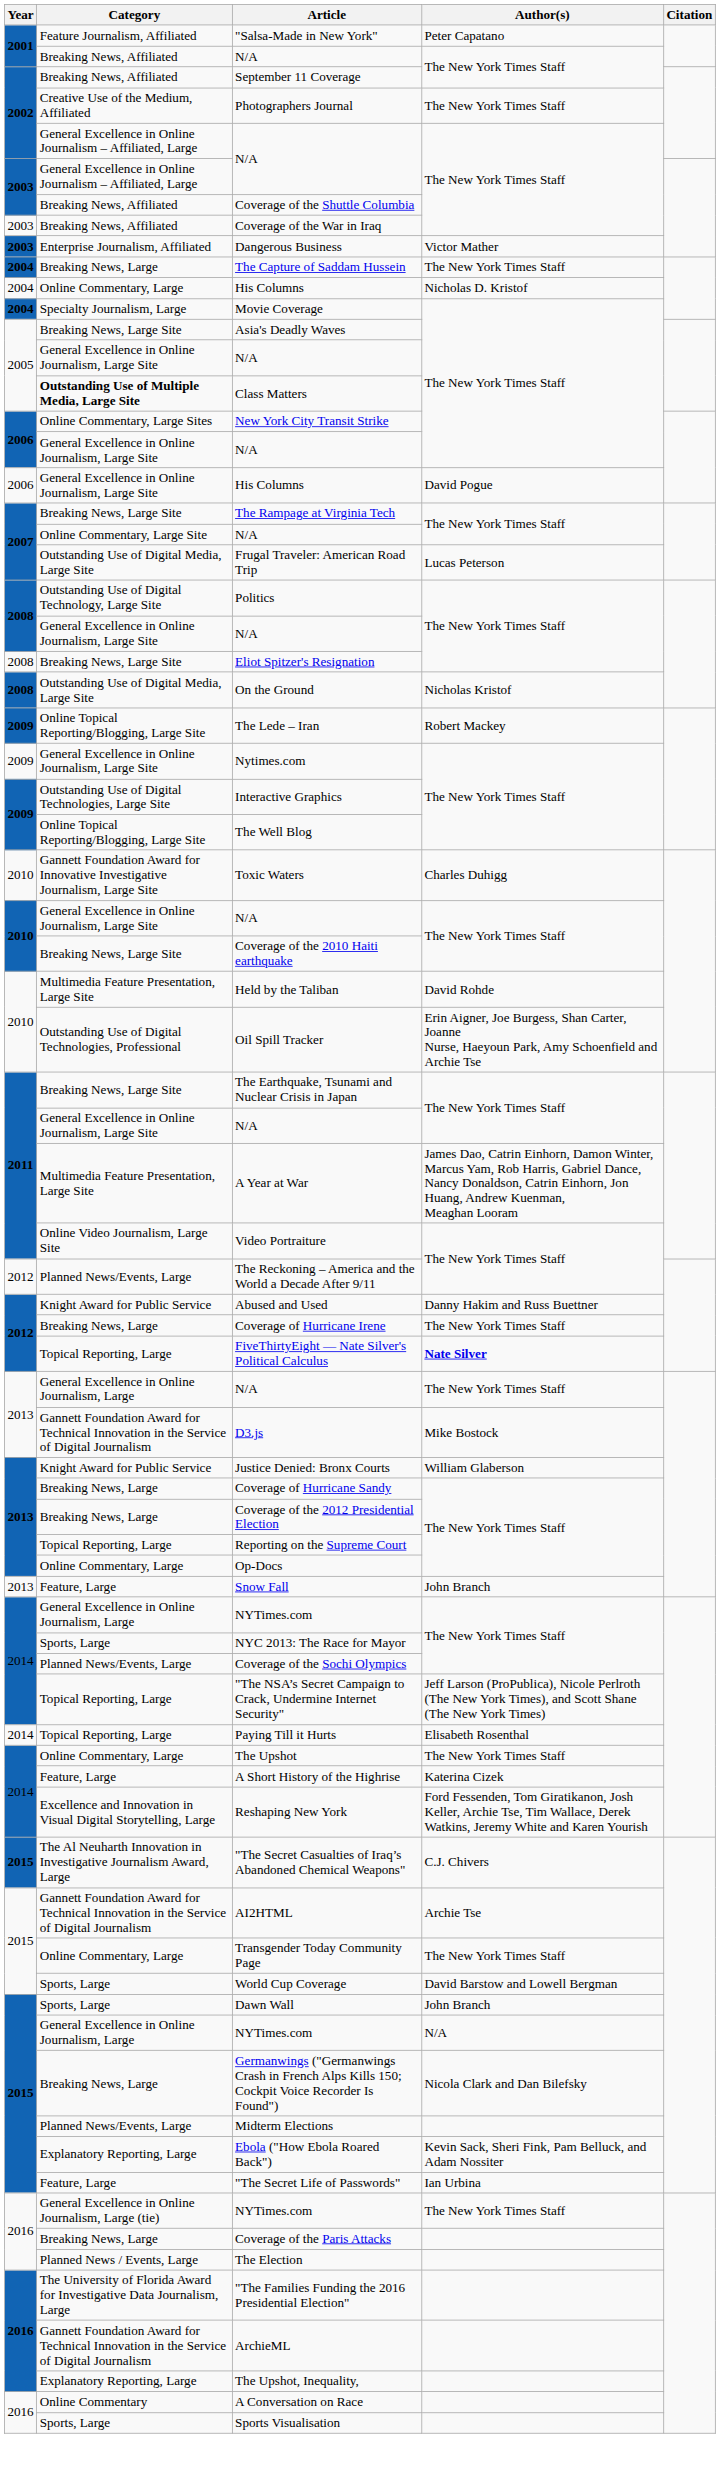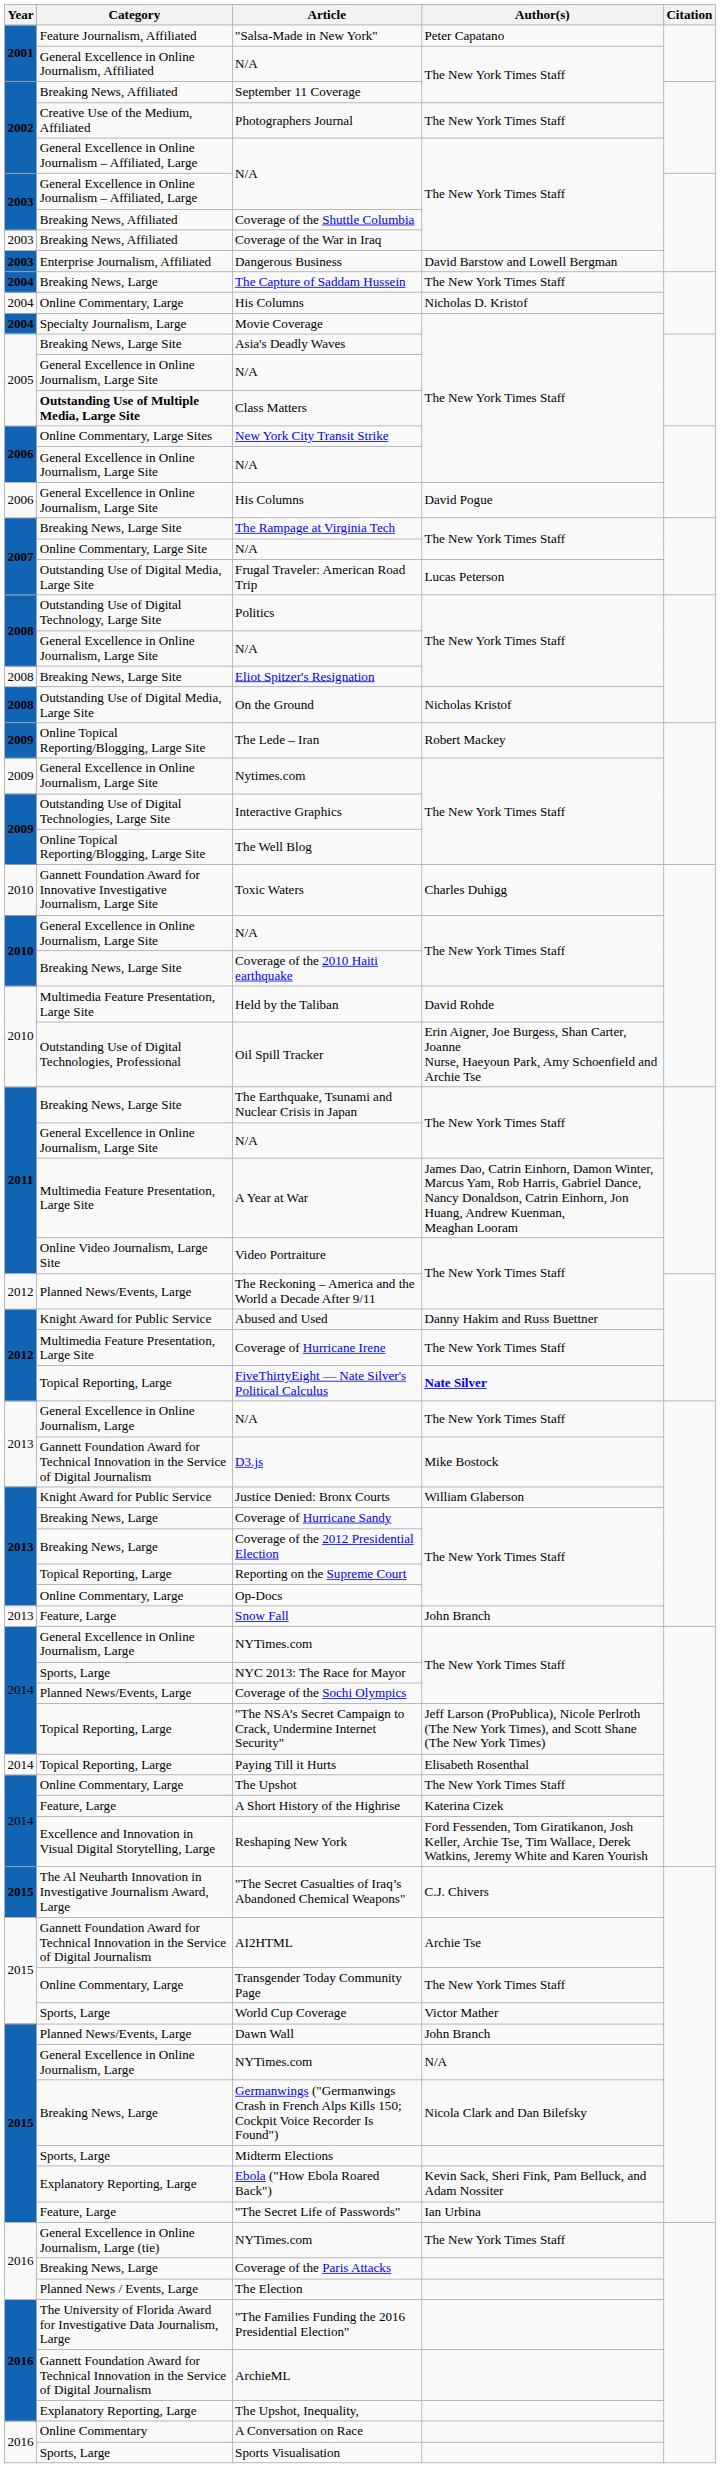(109, 56) Breaking News, Affiliated -> (117, 63) General Excellence in Online Journalism, Affiliated
(461, 246) Victor Mather -> (521, 261) David Barstow and Lowell Bergman
(99, 1325) Breaking News, Large -> (127, 1347) Multimedia Feature Presentation, Large Site
(521, 1983) David Barstow and Lowell Bergman -> (461, 2013) Victor Mather
(75, 2004) Sports, Large -> (116, 2034) Planned News/Events, Large
(116, 2126) Planned News/Events, Large -> (75, 2155) Sports, Large
